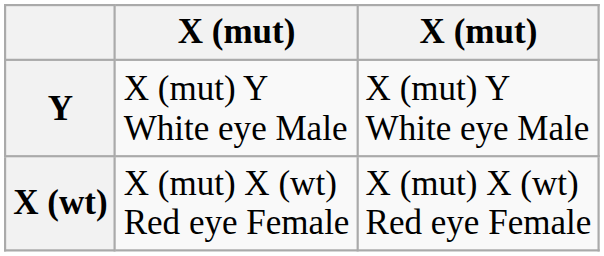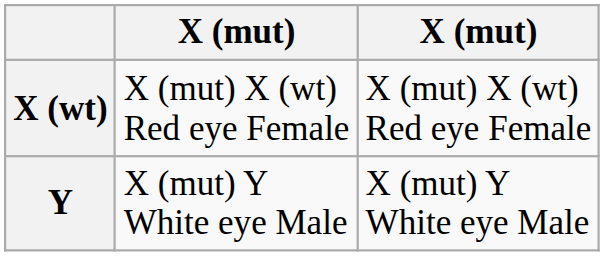rows swapped: (60, 202) <-> (60, 107)
